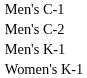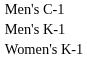- row: (35, 29)
